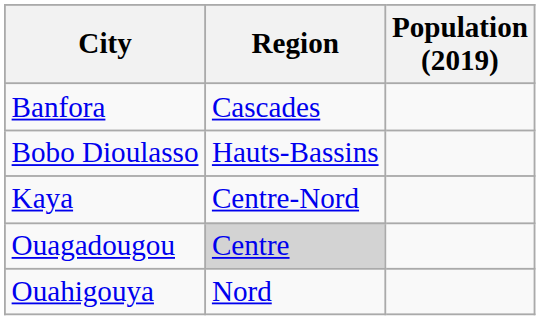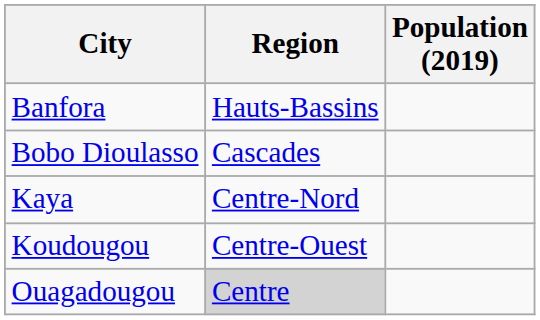(266, 106) Cascades -> (295, 106) Hauts-Bassins
(295, 152) Hauts-Bassins -> (266, 152) Cascades
+ row: (80, 245)
- row: (83, 291)
